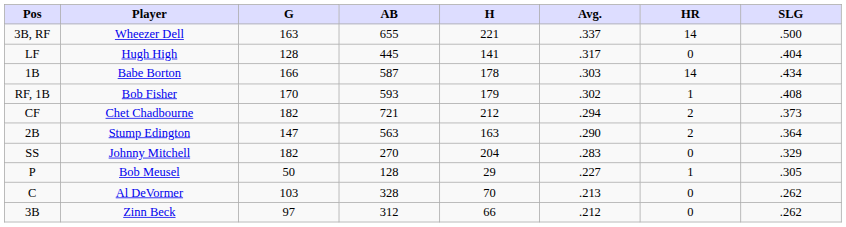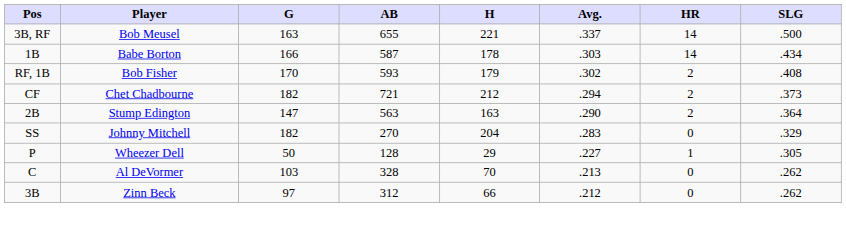(149, 34) Wheezer Dell -> (149, 34) Bob Meusel
- row: (32, 53)
(690, 93) 1 -> (690, 73) 2
(149, 172) Bob Meusel -> (149, 152) Wheezer Dell
